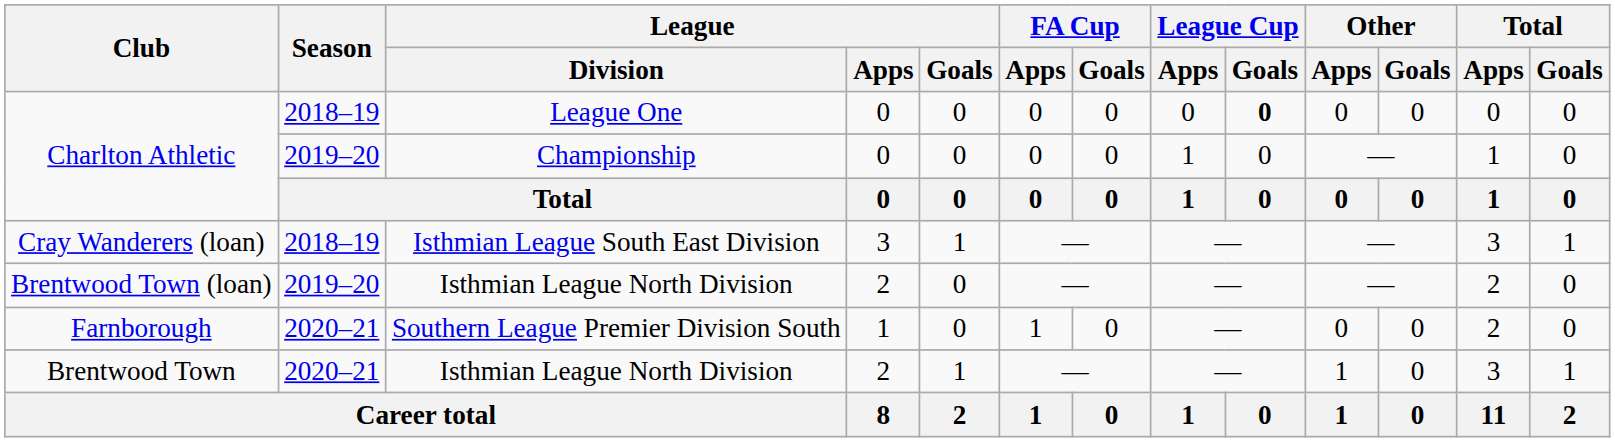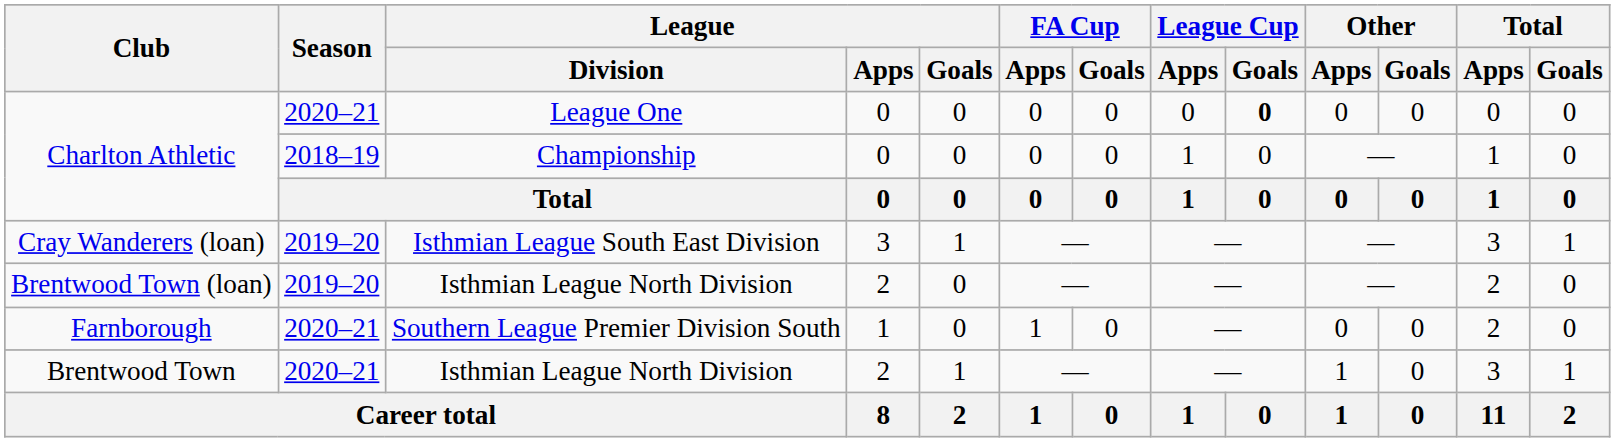(332, 112) 2018–19 -> (332, 112) 2020–21
(332, 155) 2019–20 -> (332, 155) 2018–19
(332, 241) 2018–19 -> (332, 241) 2019–20
